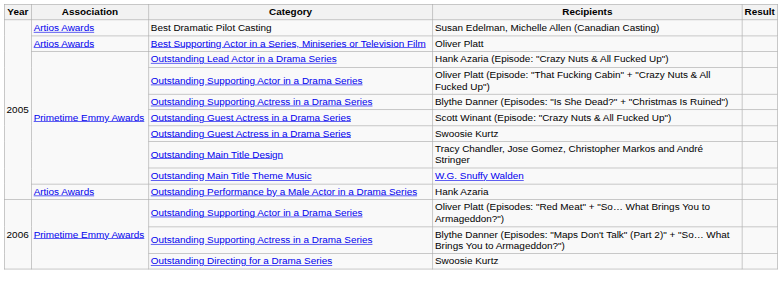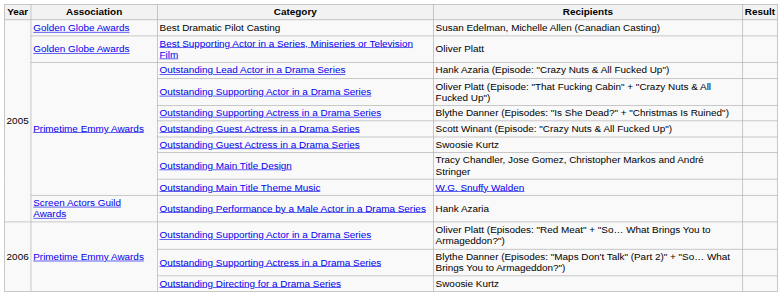(64, 28) Artios Awards -> (81, 28) Golden Globe Awards
(64, 43) Artios Awards -> (81, 49) Golden Globe Awards
(64, 192) Artios Awards -> (77, 208) Screen Actors Guild Awards
